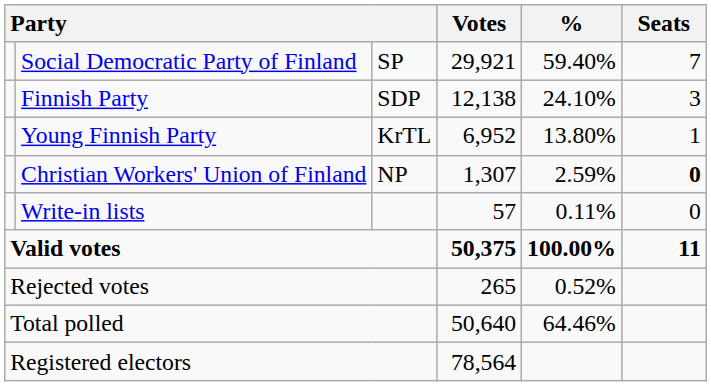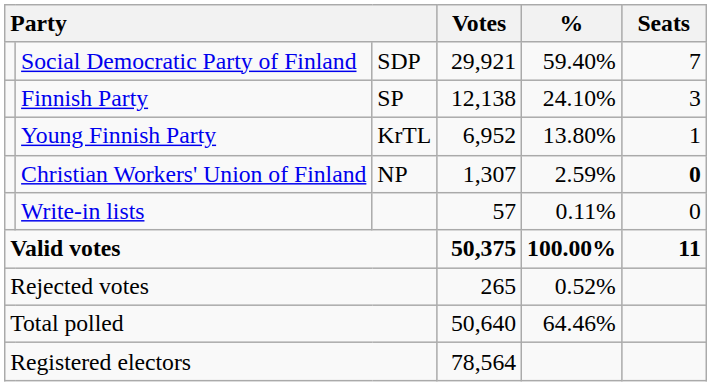(390, 60) SP -> (399, 60) SDP
(399, 98) SDP -> (390, 98) SP
